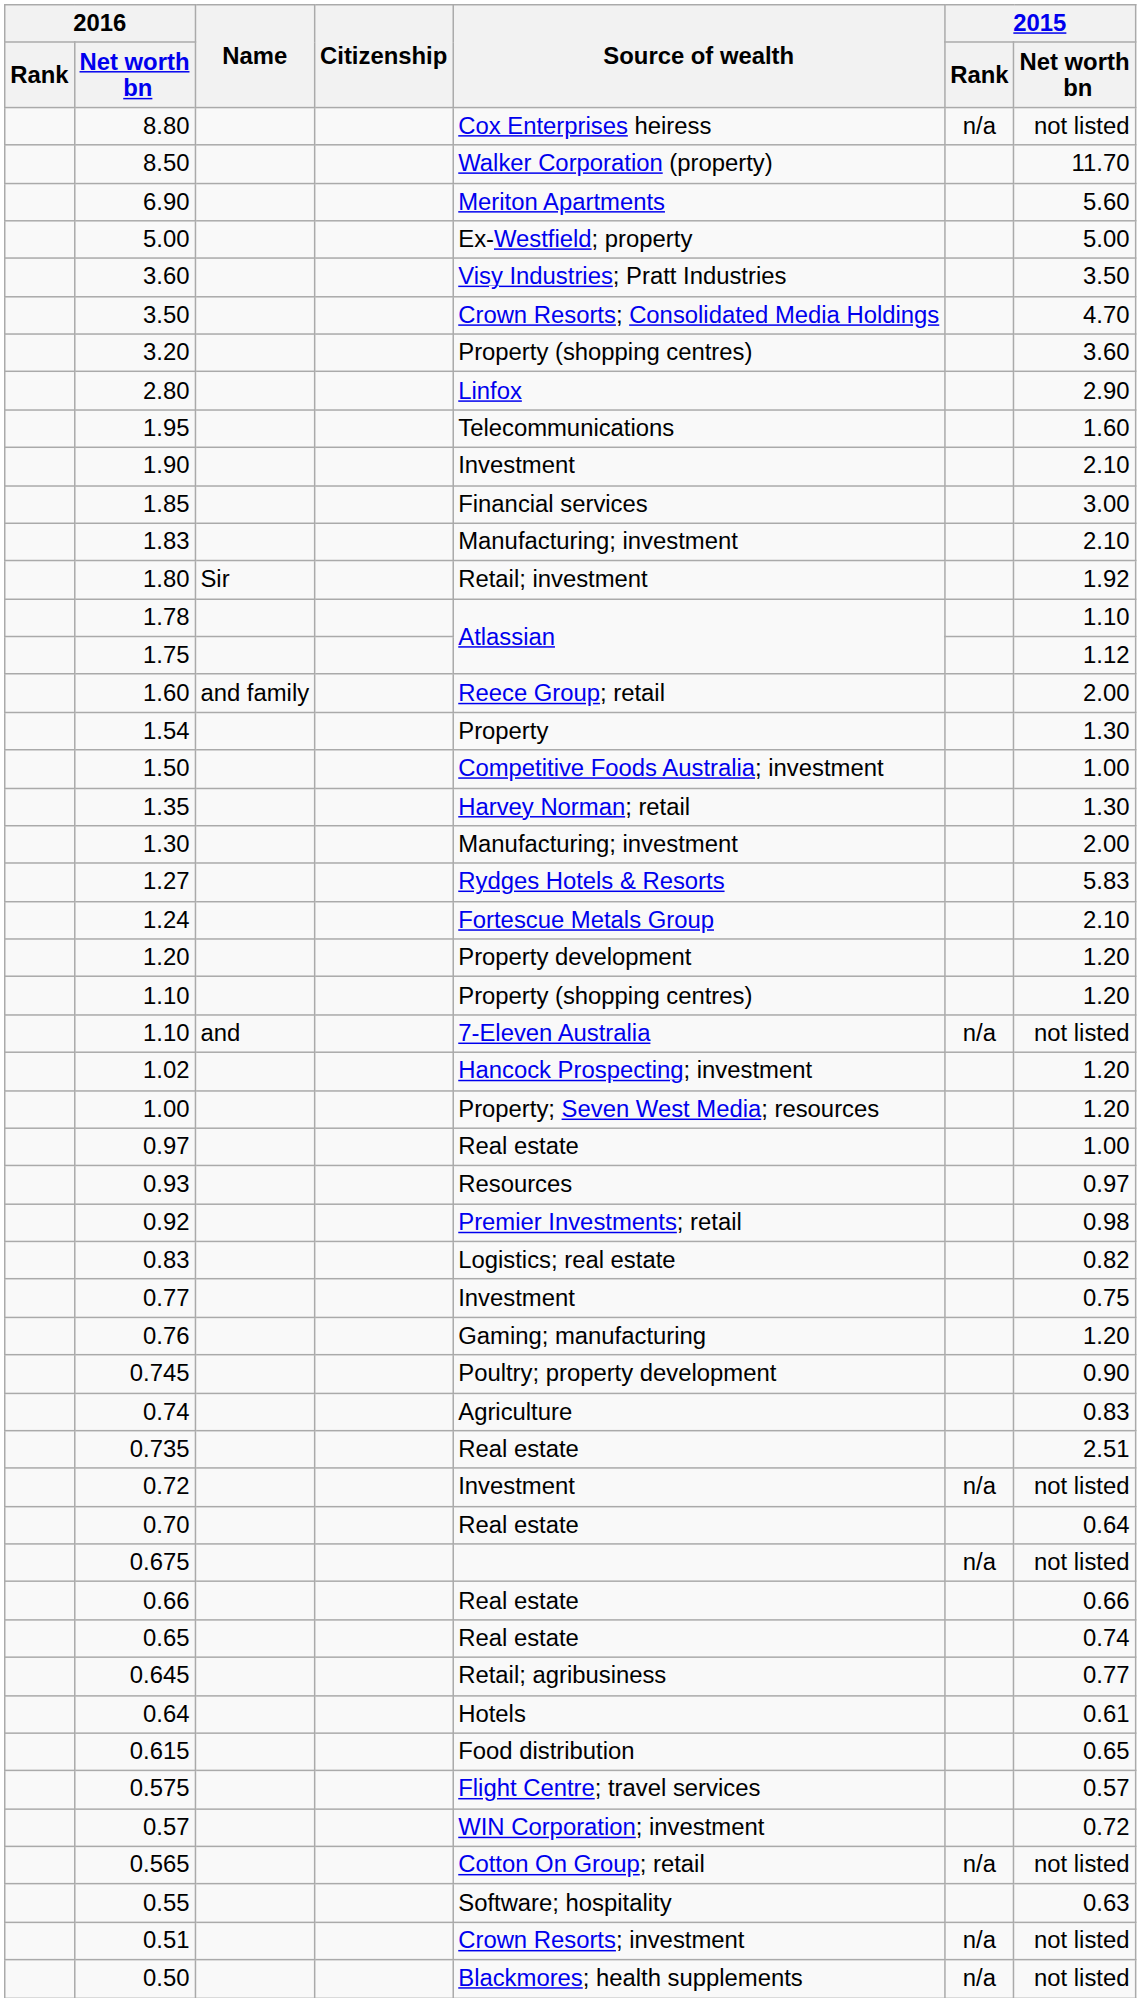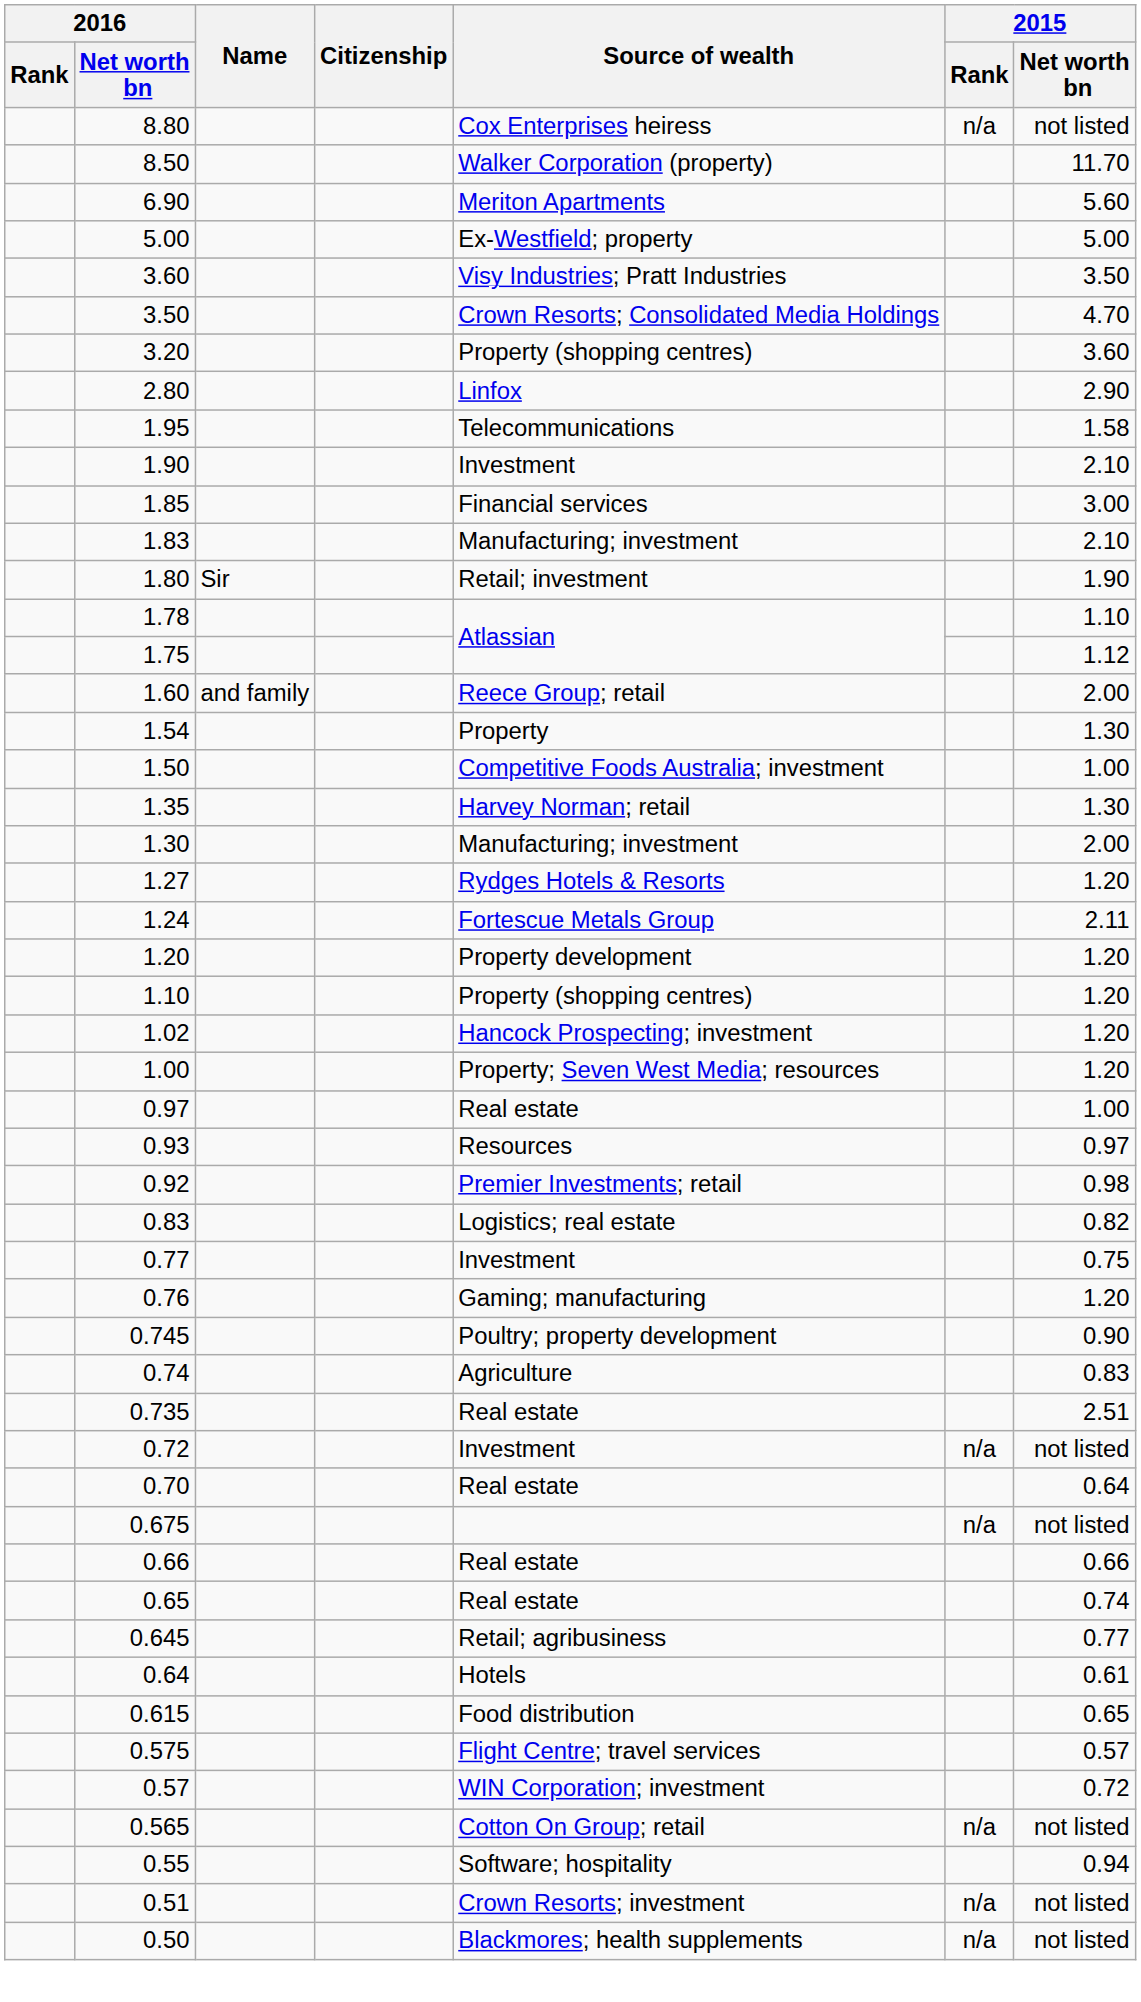(1106, 428) 1.60 -> (1106, 428) 1.58
(1106, 579) 1.92 -> (1106, 579) 1.90
(1106, 882) 5.83 -> (1106, 882) 1.20
(1106, 919) 2.10 -> (1107, 919) 2.11
- row: (166, 1033)
(1106, 1902) 0.63 -> (1106, 1865) 0.94
